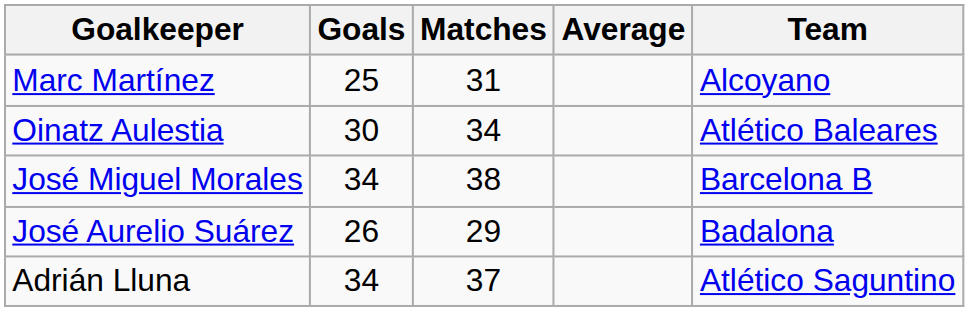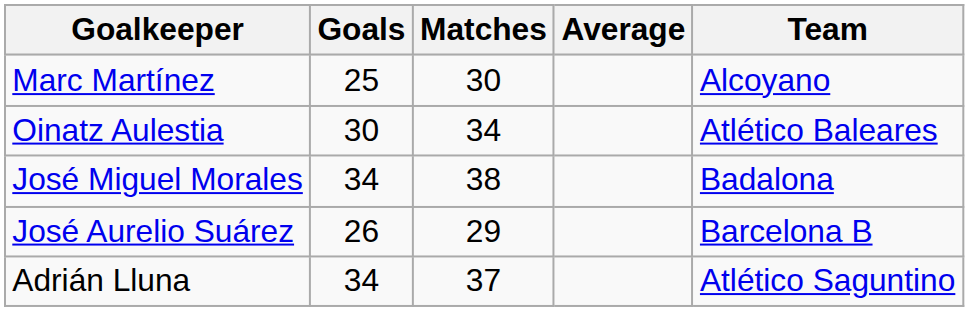(483, 79) 31 -> (483, 79) 30
(786, 180) Barcelona B -> (767, 180) Badalona
(767, 230) Badalona -> (786, 230) Barcelona B
